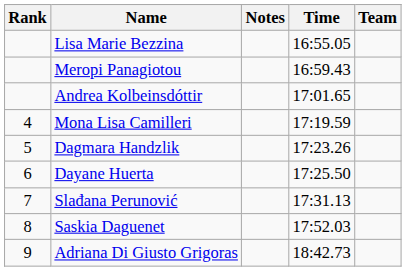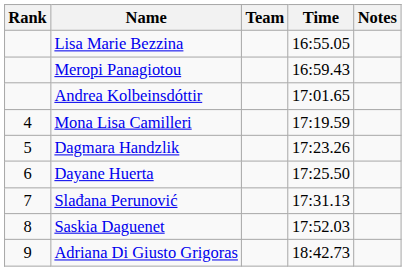columns swapped: (378, 17) <-> (265, 17)
